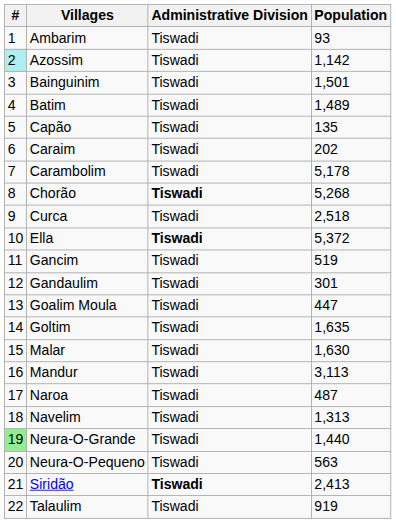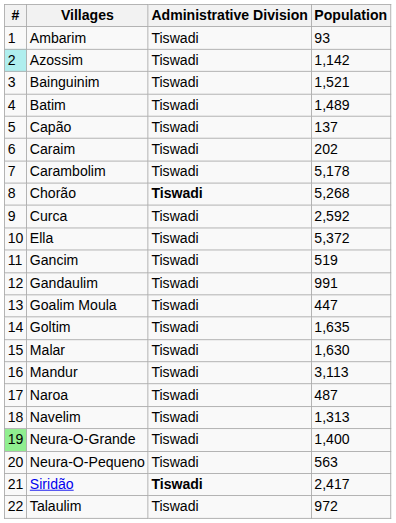(332, 82) 1,501 -> (332, 82) 1,521
(326, 127) 135 -> (326, 127) 137
(332, 216) 2,518 -> (332, 216) 2,592
(177, 238) bold -> (175, 238) normal
(326, 283) 301 -> (326, 283) 991
(332, 439) 1,440 -> (332, 439) 1,400
(332, 484) 2,413 -> (332, 484) 2,417
(326, 506) 919 -> (326, 506) 972
